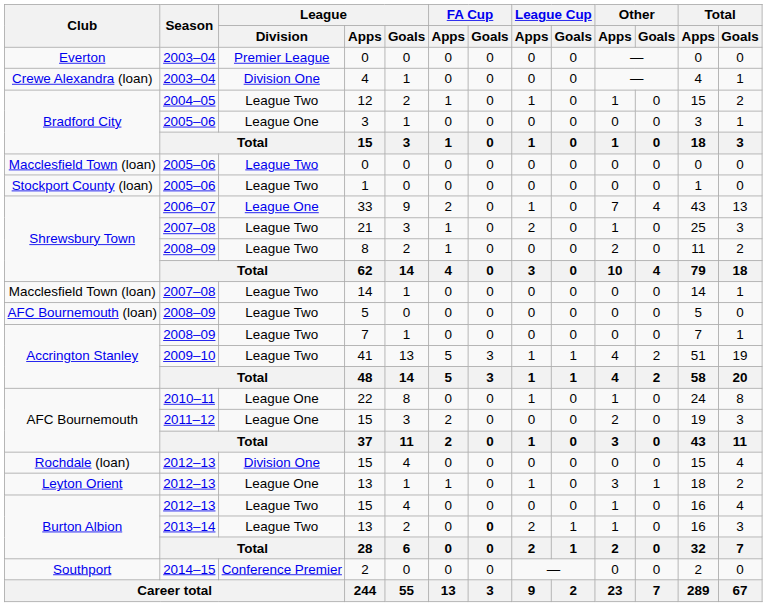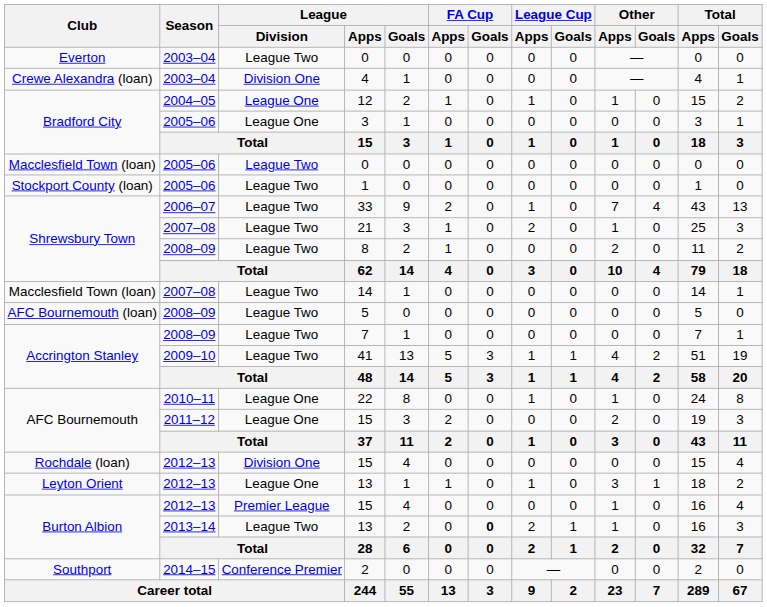(282, 57) Premier League -> (282, 57) League Two
(282, 100) League Two -> (282, 100) League One
(282, 206) League One -> (282, 206) League Two
(282, 505) League Two -> (282, 505) Premier League
